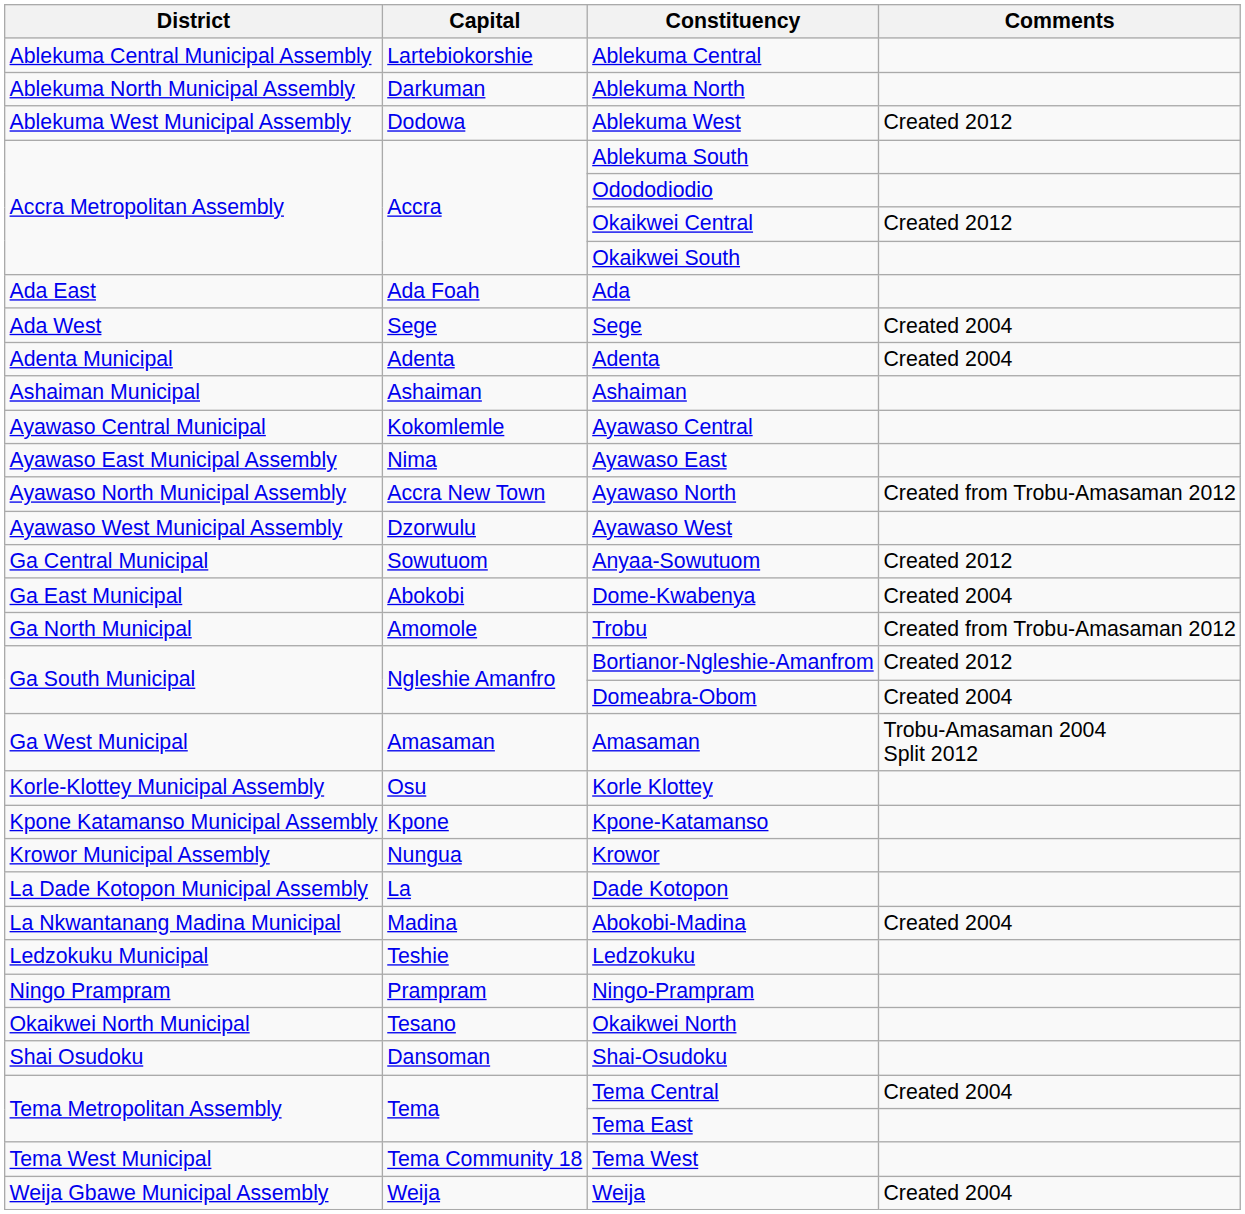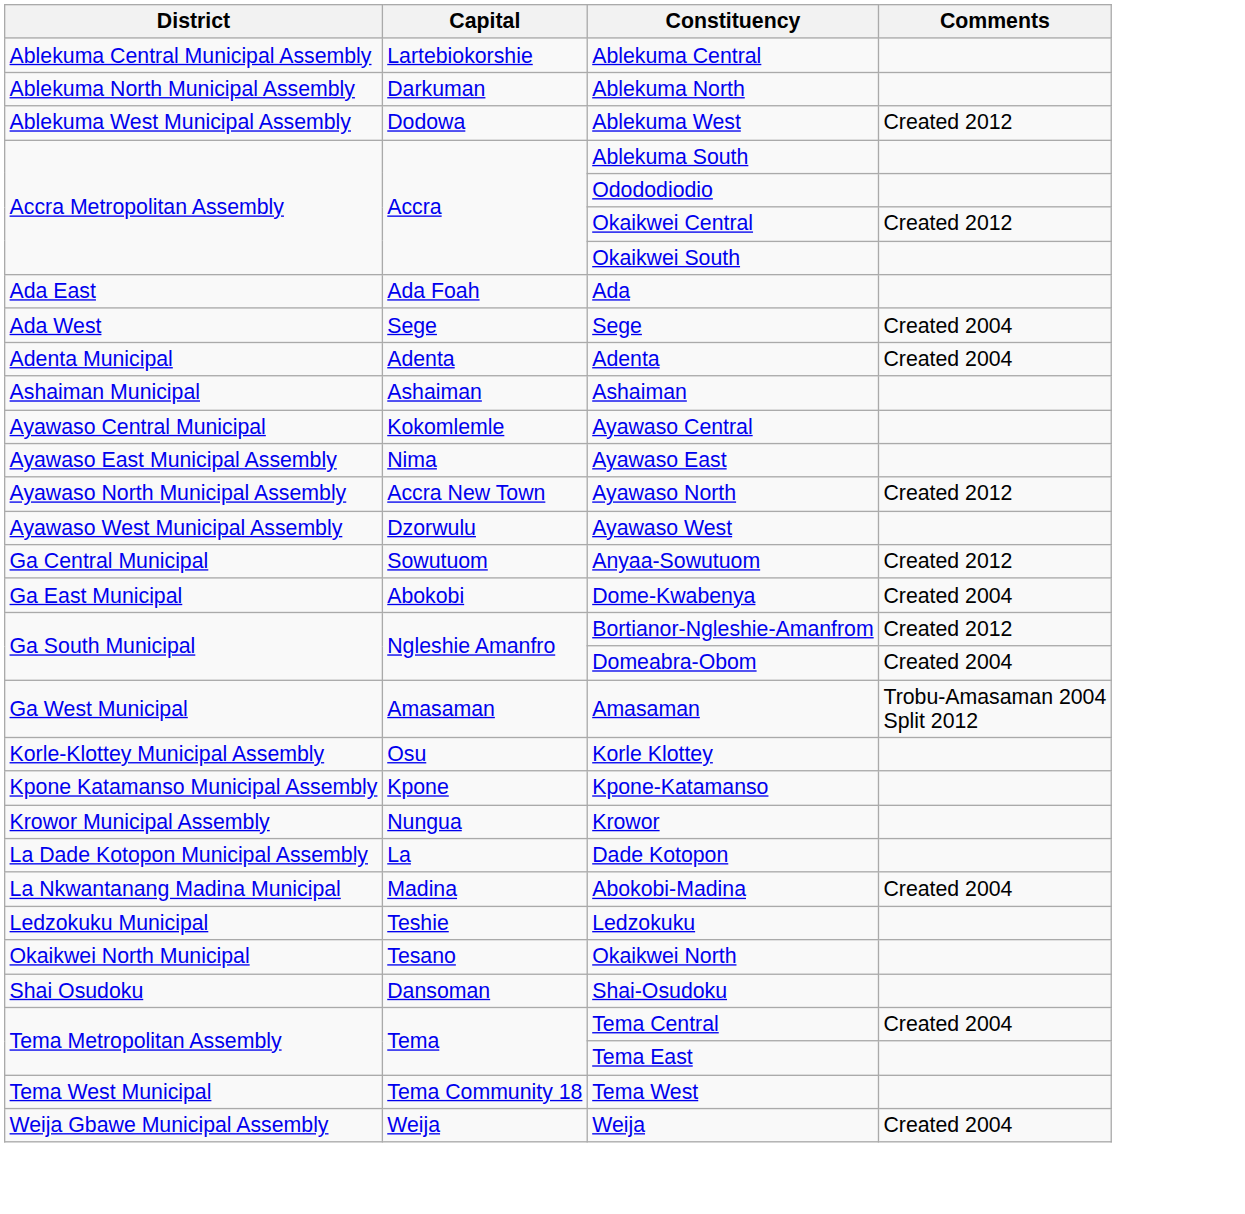(1060, 493) Created from Trobu-Amasaman 2012 -> (948, 493) Created 2012
- row: (620, 628)
- row: (673, 990)
